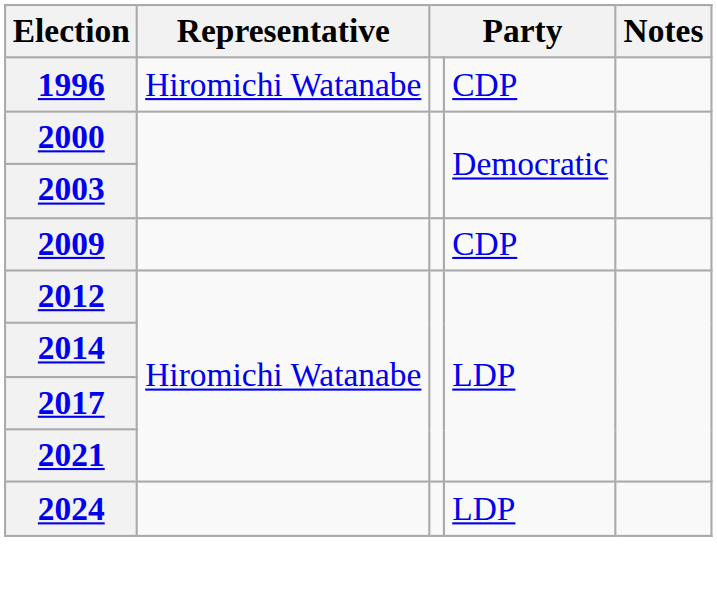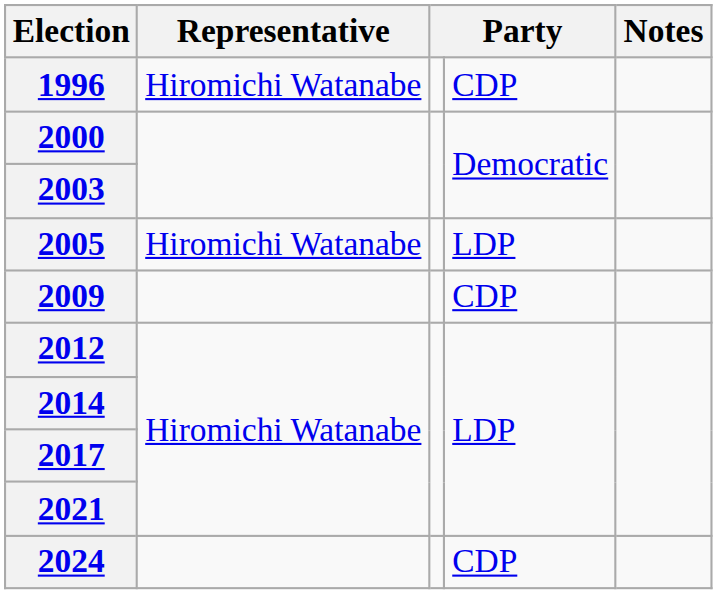+ row: (71, 243)
(484, 508) LDP -> (485, 561) CDP
